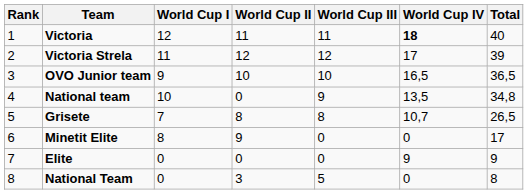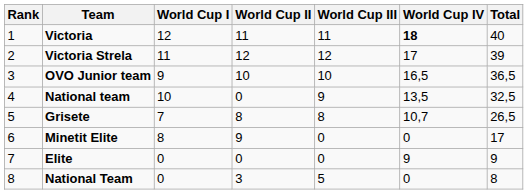(503, 96) 34,8 -> (503, 96) 32,5
